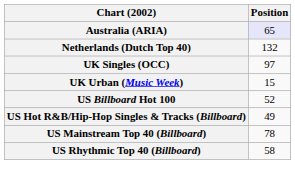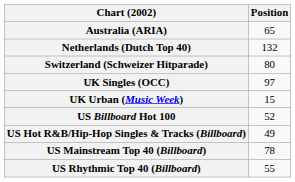(270, 30) lavender background -> (270, 30) no background
+ row: (126, 64)
(270, 151) 58 -> (270, 168) 55
